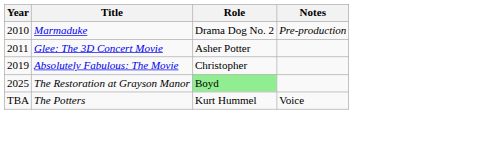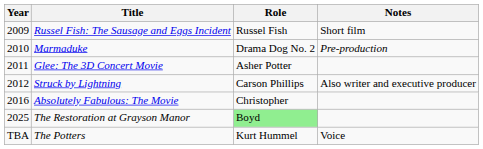+ row: (132, 30)
+ row: (78, 83)
(18, 65) 2019 -> (18, 100) 2016
